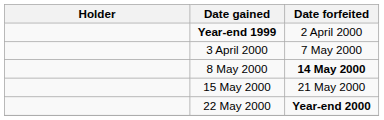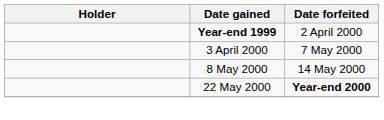(332, 69) bold -> (332, 69) normal
- row: (237, 88)
